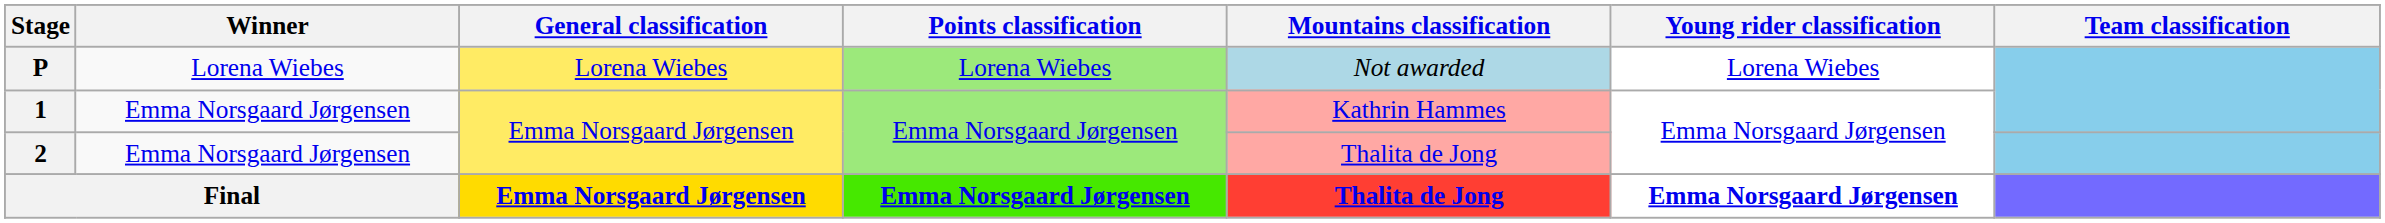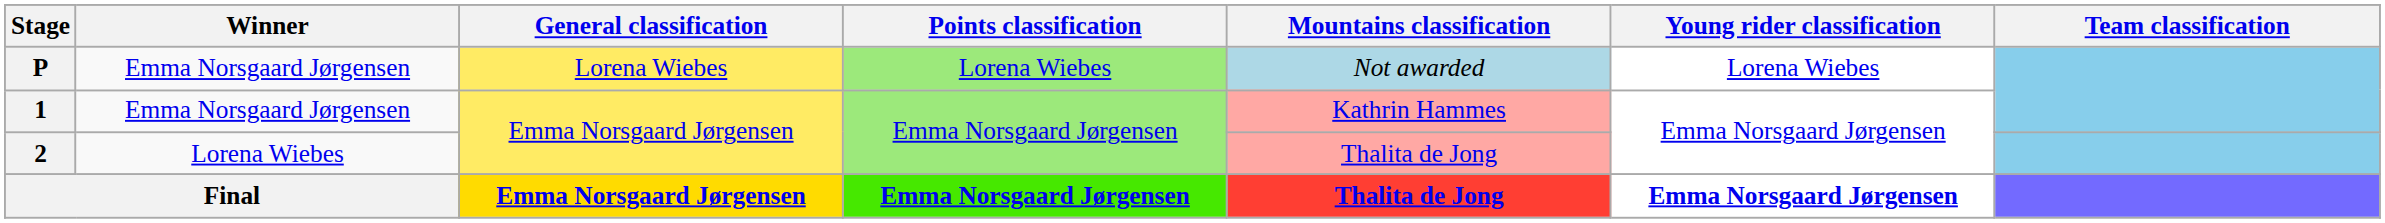(268, 68) Lorena Wiebes -> (268, 68) Emma Norsgaard Jørgensen
(268, 153) Emma Norsgaard Jørgensen -> (268, 153) Lorena Wiebes
